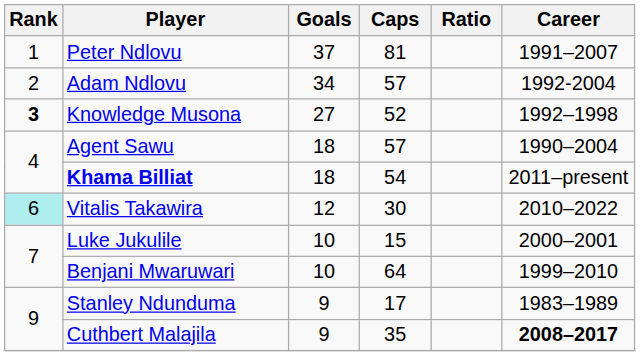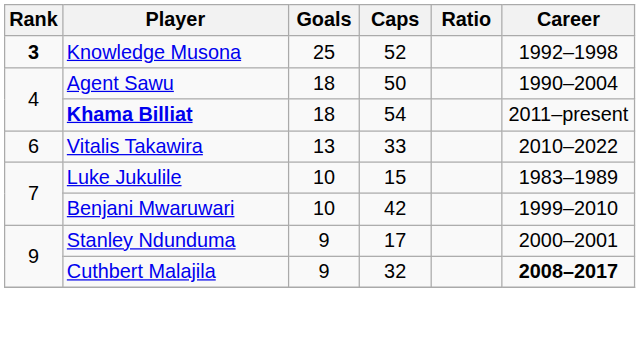- row: (124, 51)
- row: (126, 83)
(324, 114) 27 -> (324, 51) 25
(395, 146) 57 -> (395, 83) 50
(33, 209) paleturquoise background -> (33, 146) no background
(324, 209) 12 -> (324, 146) 13
(395, 209) 30 -> (395, 146) 33
(568, 240) 2000–2001 -> (568, 177) 1983–1989
(395, 271) 64 -> (395, 209) 42
(568, 303) 1983–1989 -> (568, 240) 2000–2001
(395, 334) 35 -> (395, 271) 32
